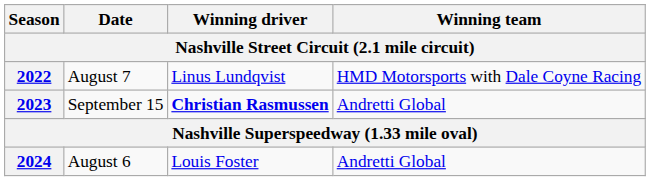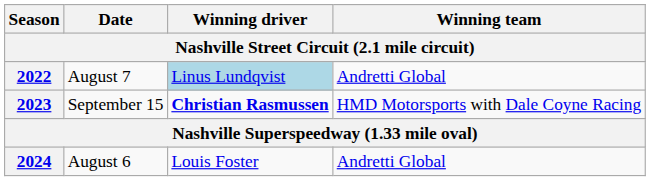(228, 76) no background -> (228, 76) lightblue background
(489, 76) HMD Motorsports with Dale Coyne Racing -> (391, 76) Andretti Global
(391, 104) Andretti Global -> (489, 104) HMD Motorsports with Dale Coyne Racing
